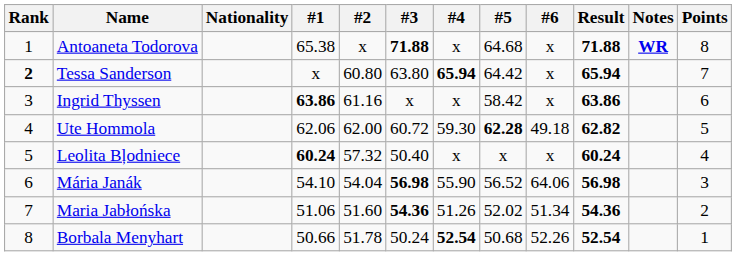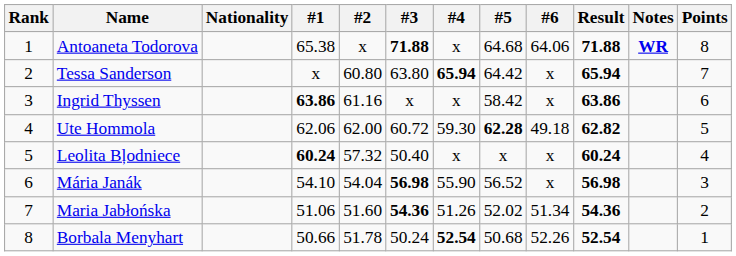(550, 45) x -> (550, 45) 64.06
(29, 73) bold -> (29, 73) normal
(550, 182) 64.06 -> (550, 182) x
